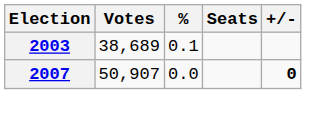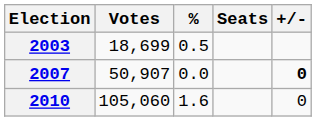(129, 46) 38,689 -> (139, 46) 18,699
(183, 46) 0.1 -> (194, 46) 0.5
+ row: (50, 102)
